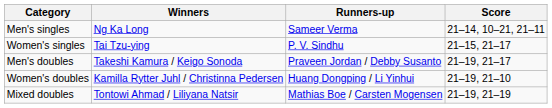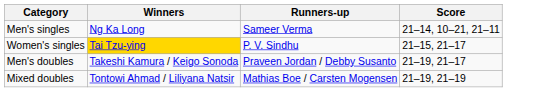(122, 45) no background -> (118, 45) gold background
- row: (48, 78)
